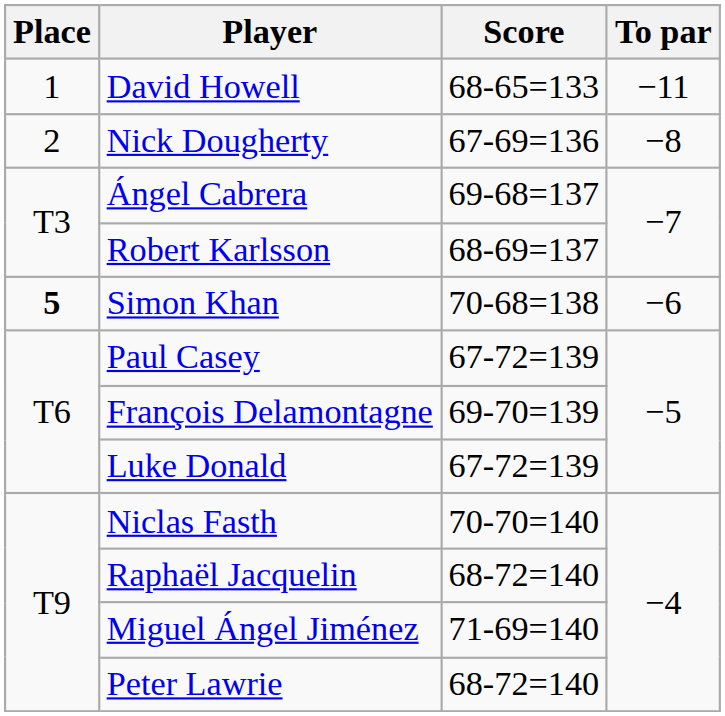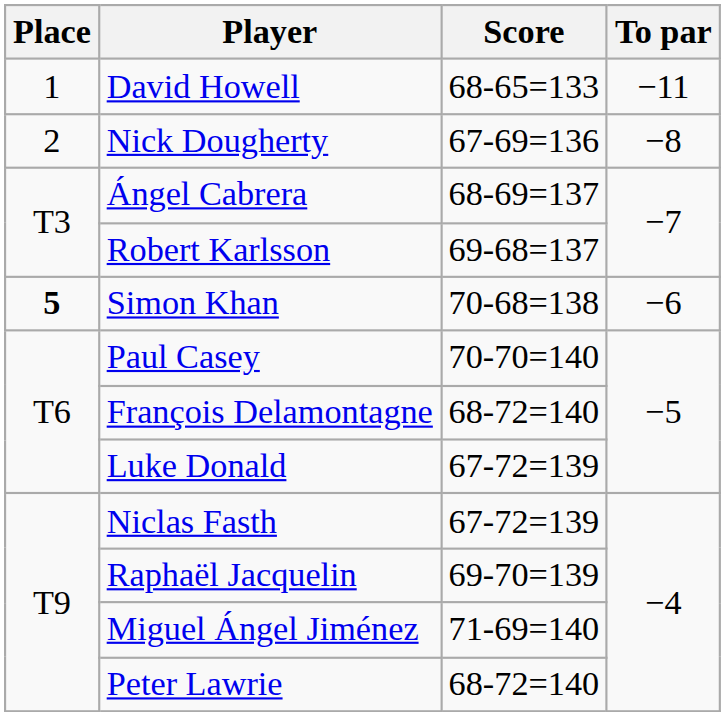(524, 194) 69-68=137 -> (524, 194) 68-69=137
(524, 248) 68-69=137 -> (524, 248) 69-68=137
(524, 357) 67-72=139 -> (524, 357) 70-70=140
(524, 411) 69-70=139 -> (524, 411) 68-72=140
(524, 520) 70-70=140 -> (524, 520) 67-72=139
(524, 574) 68-72=140 -> (524, 574) 69-70=139
